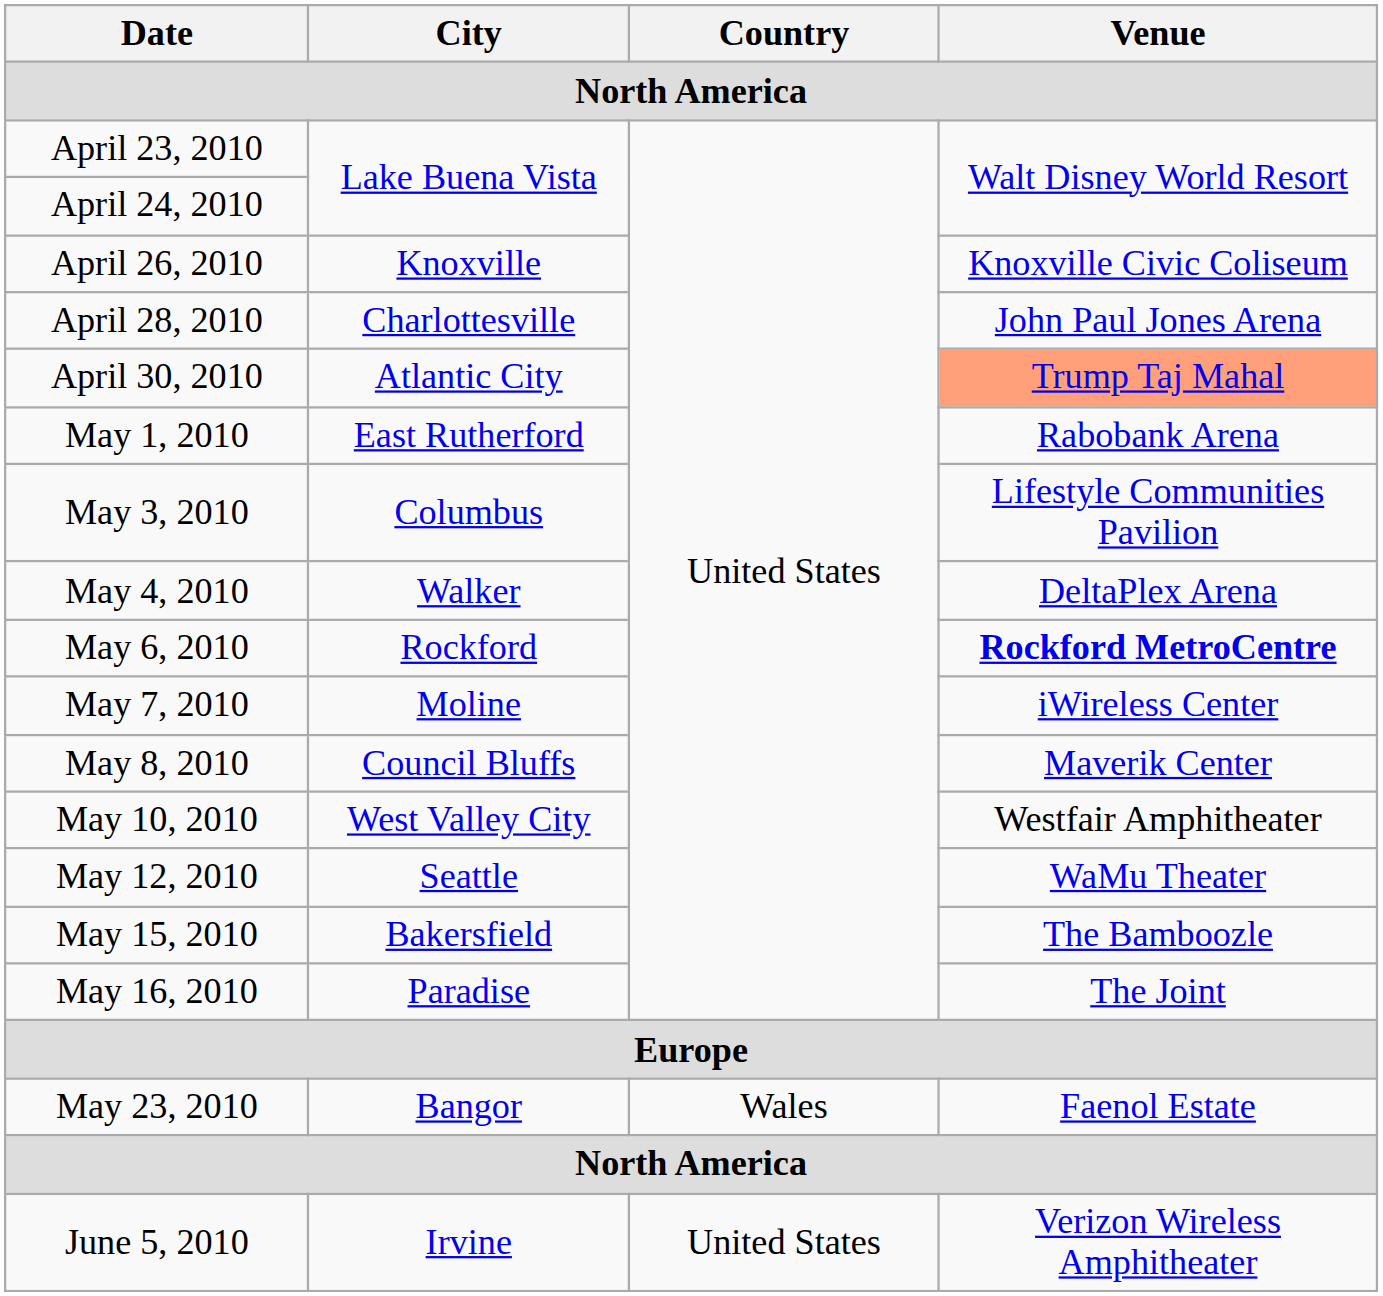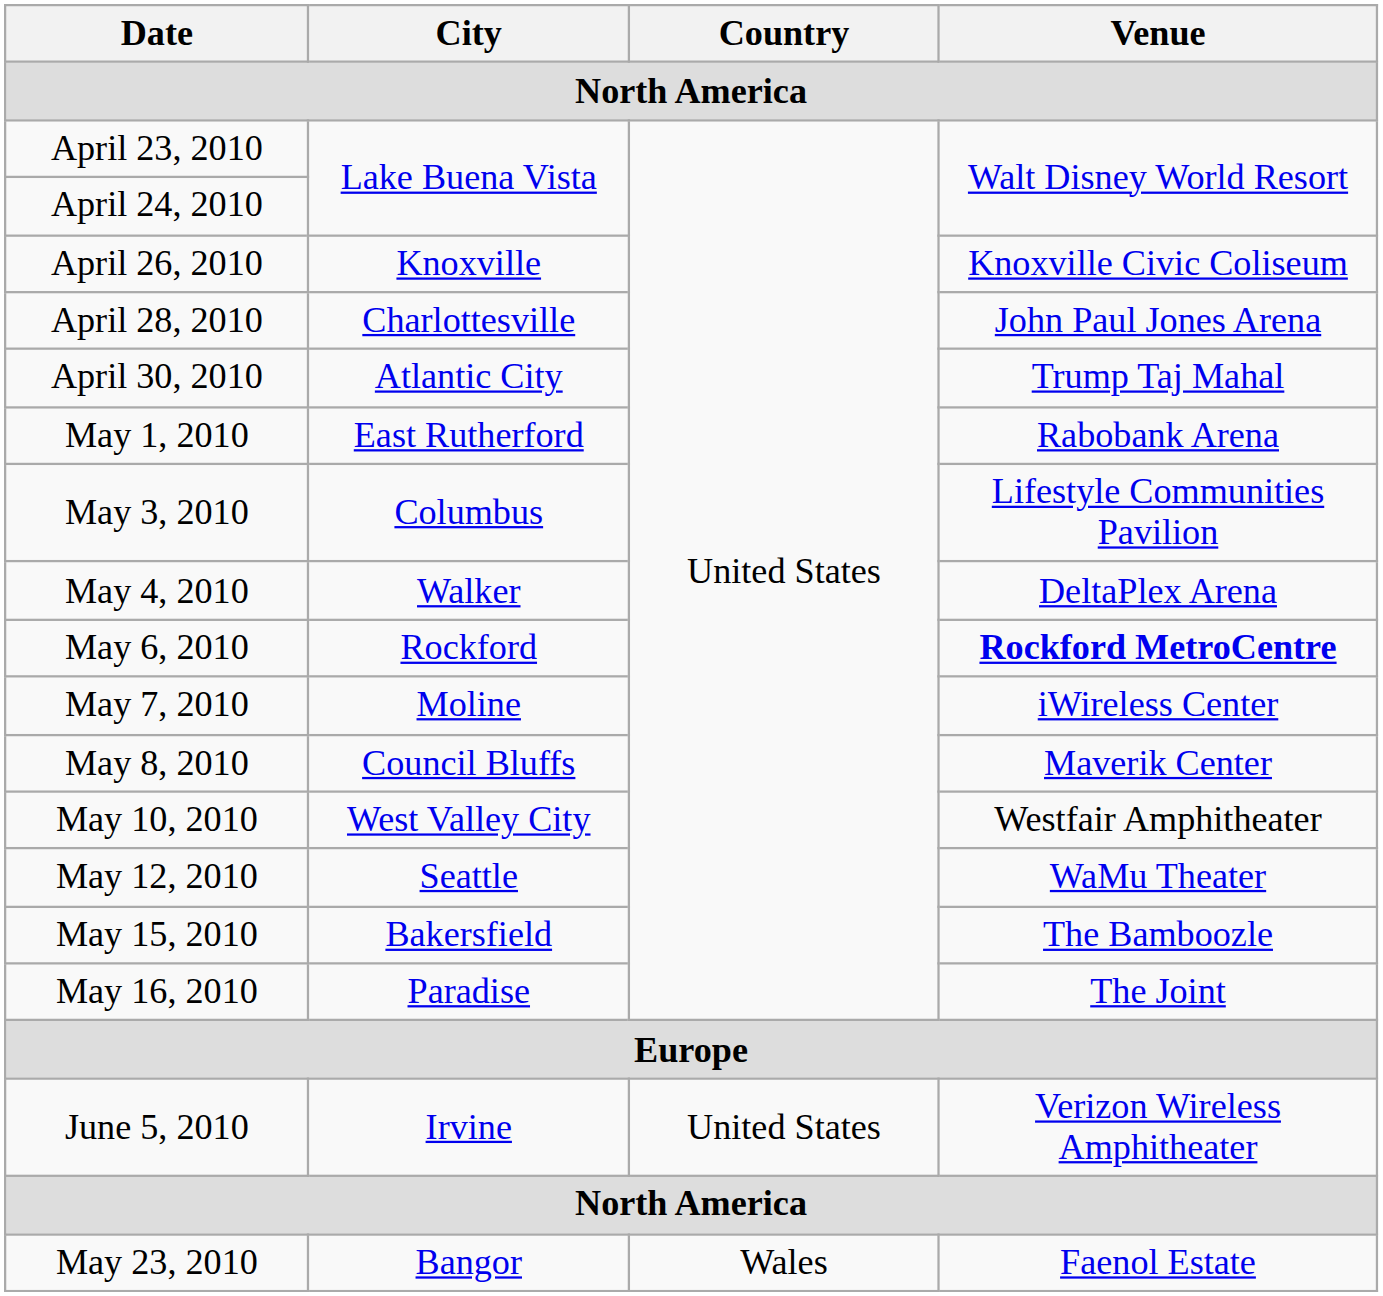(1158, 377) lightsalmon background -> (1158, 377) no background
rows swapped: (157, 1106) <-> (157, 1241)
